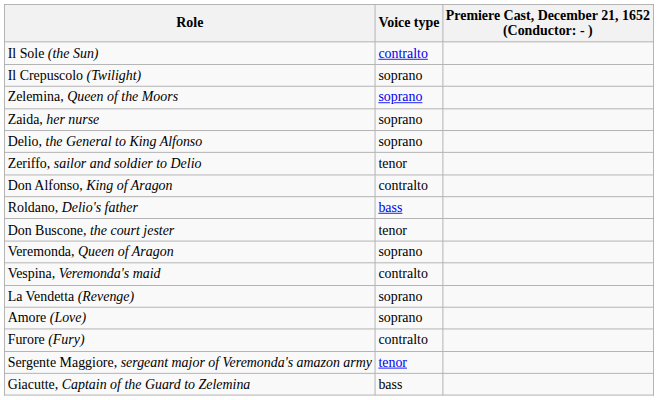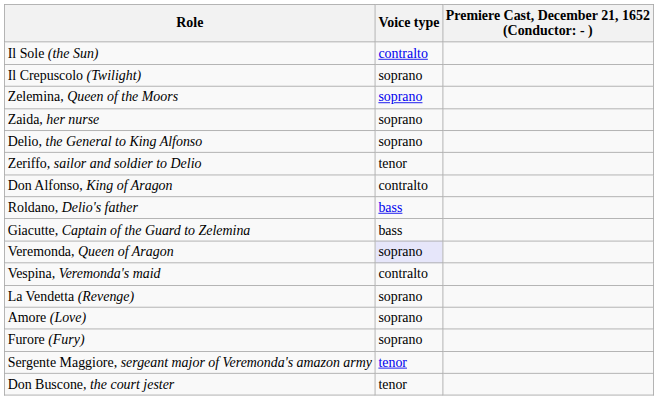rows swapped: (91, 229) <-> (129, 384)
(400, 251) no background -> (400, 251) lavender background
(403, 340) contralto -> (400, 340) soprano
